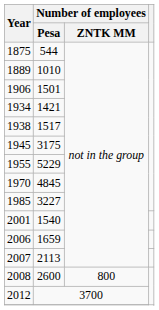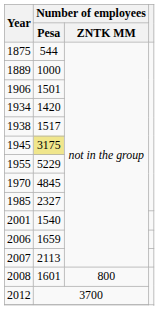(49, 70) 1010 -> (49, 70) 1000
(49, 107) 1421 -> (49, 107) 1420
(49, 145) no background -> (49, 145) khaki background
(49, 201) 3227 -> (49, 201) 2327
(49, 276) 2600 -> (49, 276) 1601
